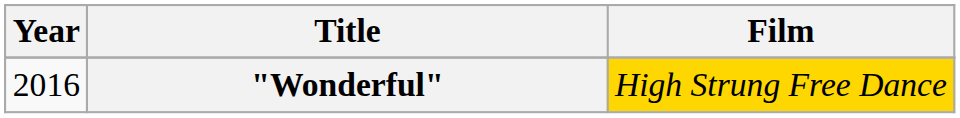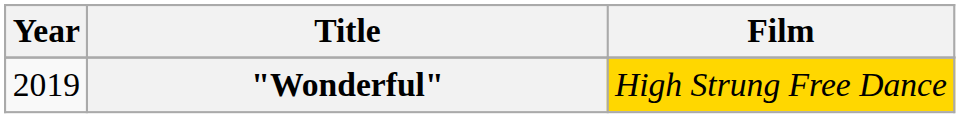(46, 84) 2016 -> (46, 84) 2019
